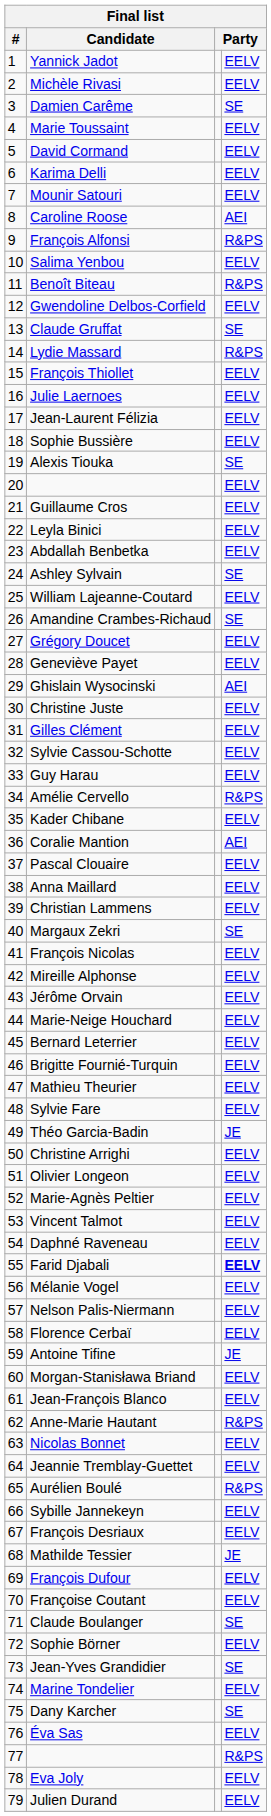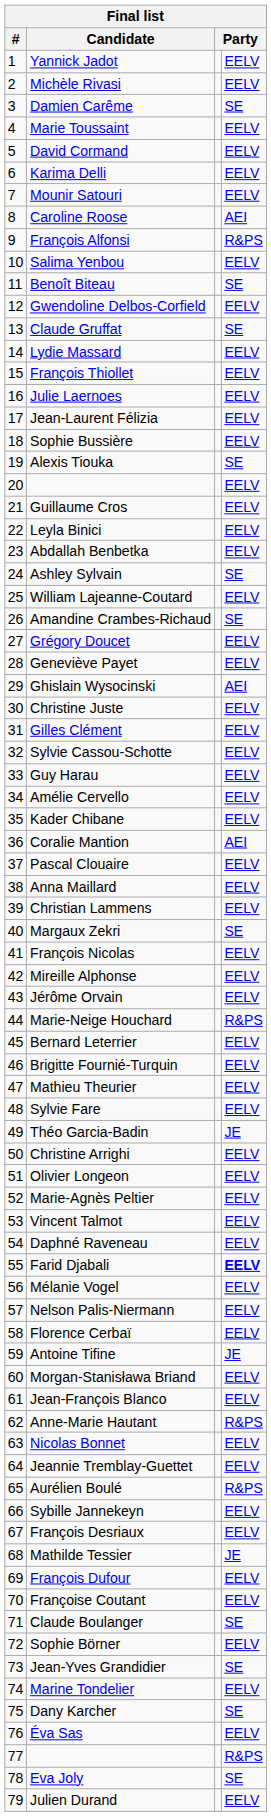(244, 284) R&PS -> (234, 284) SE
(244, 351) R&PS -> (242, 351) EELV
(244, 797) R&PS -> (242, 797) EELV
(242, 1020) EELV -> (244, 1020) R&PS
(242, 1778) EELV -> (234, 1778) SE
